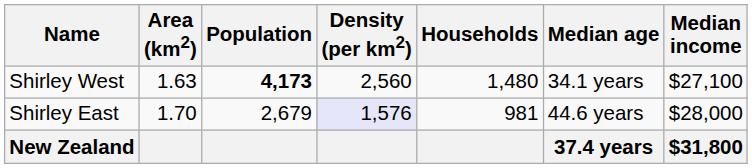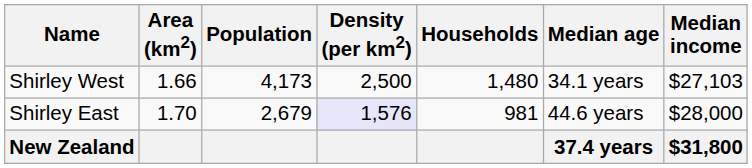(177, 81) 1.63 -> (177, 81) 1.66
(286, 81) bold -> (286, 81) normal
(386, 81) 2,560 -> (386, 81) 2,500
(706, 81) $27,100 -> (706, 81) $27,103
